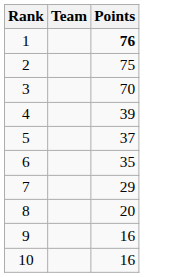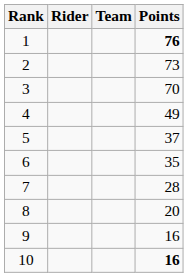+ column: (70, 16)
(127, 65) 75 -> (172, 65) 73
(127, 114) 39 -> (172, 114) 49
(127, 187) 29 -> (172, 187) 28
(127, 260) normal -> (172, 260) bold
